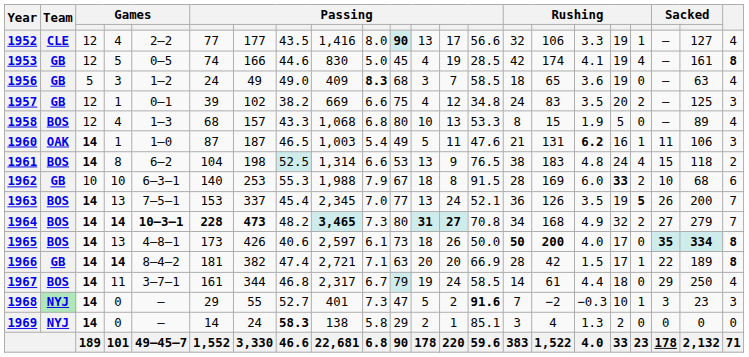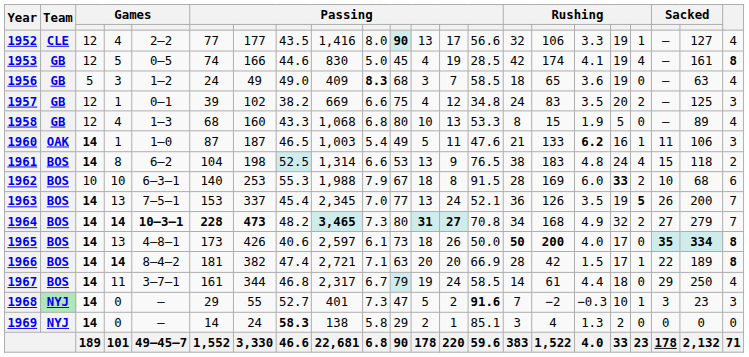(58, 121) BOS -> (58, 121) GB
(255, 121) 157 -> (255, 121) 160
(553, 141) 131 -> (553, 141) 133
(58, 181) GB -> (58, 181) BOS
(58, 262) GB -> (58, 262) BOS
